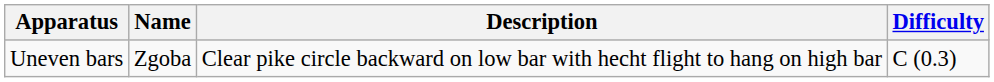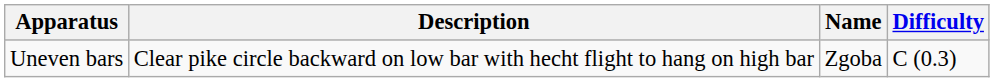columns swapped: (163, 22) <-> (542, 22)
